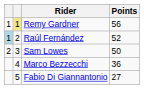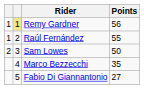(9, 37) lightblue background -> (9, 37) no background
(116, 37) 52 -> (116, 37) 55
(116, 64) 36 -> (116, 64) 35
